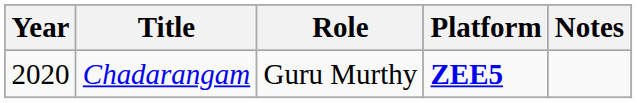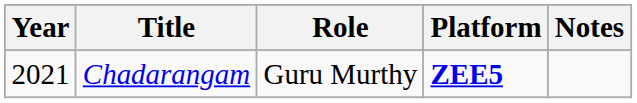(41, 73) 2020 -> (41, 73) 2021
